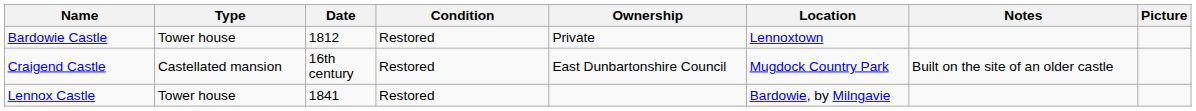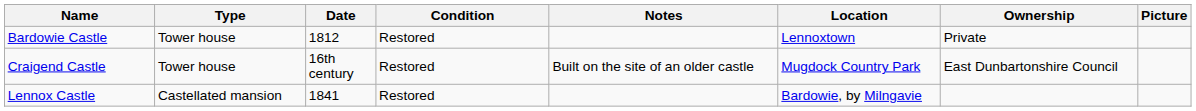columns swapped: (648, 16) <-> (1023, 16)
(220, 66) Castellated mansion -> (197, 66) Tower house
(197, 96) Tower house -> (220, 96) Castellated mansion
